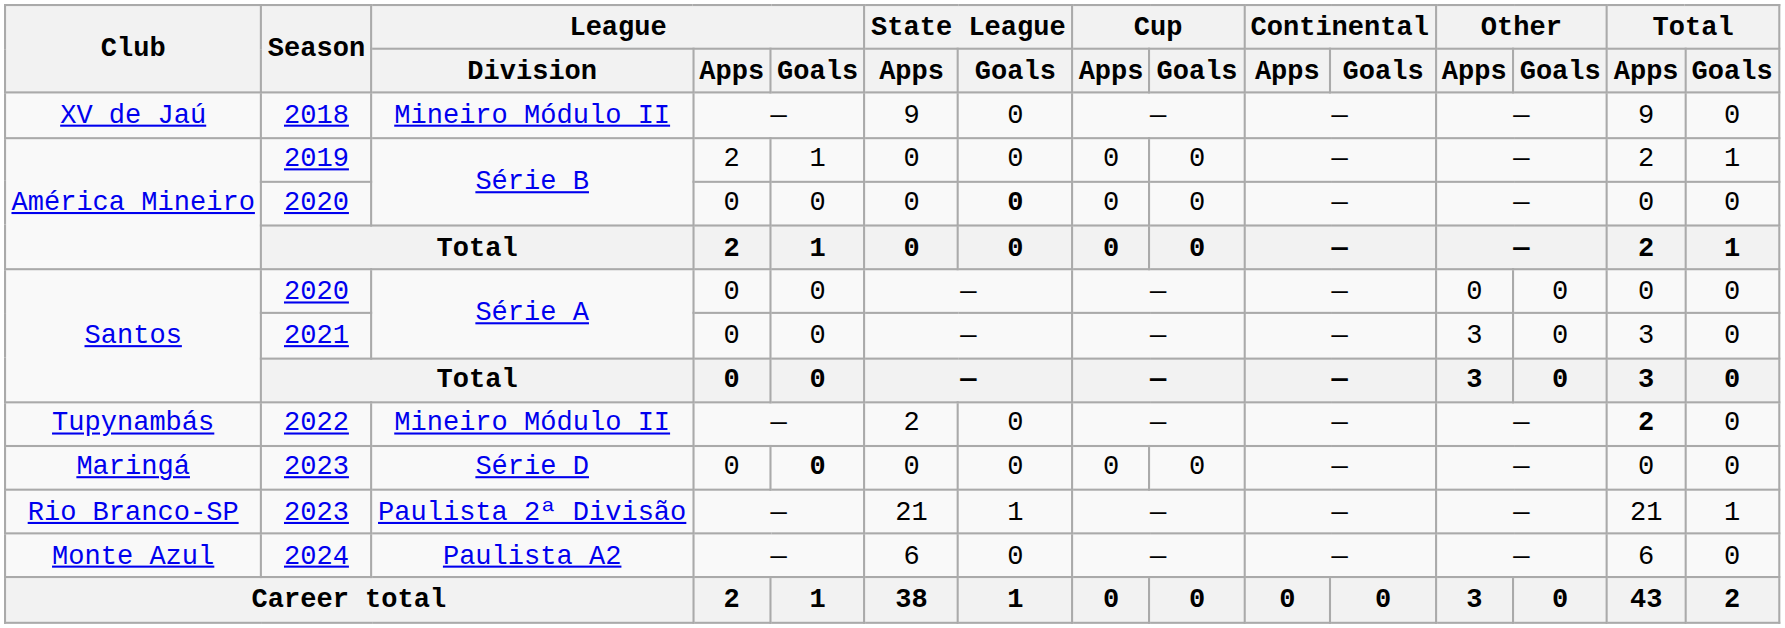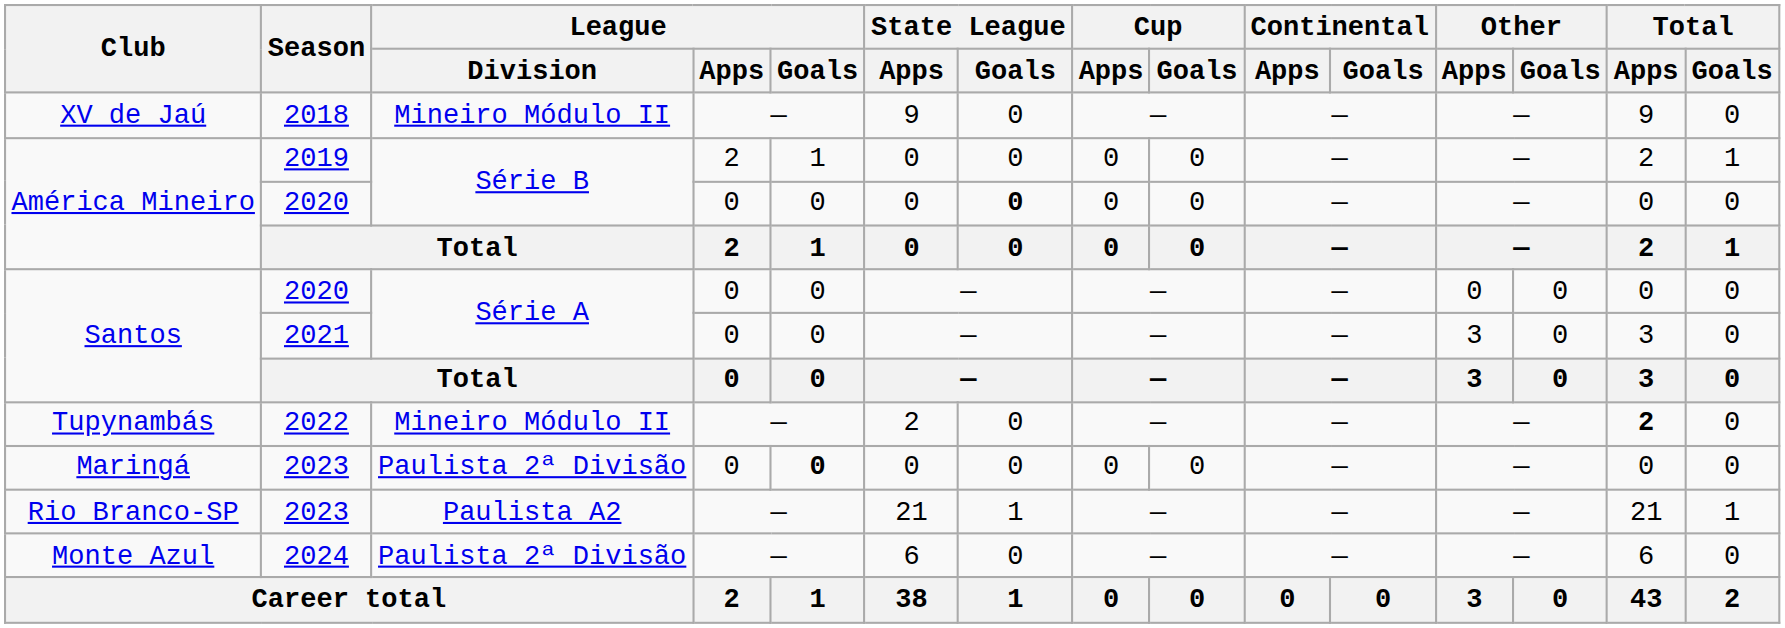(532, 468) Série D -> (532, 468) Paulista 2ª Divisão
(532, 512) Paulista 2ª Divisão -> (532, 512) Paulista A2
(532, 556) Paulista A2 -> (532, 556) Paulista 2ª Divisão
